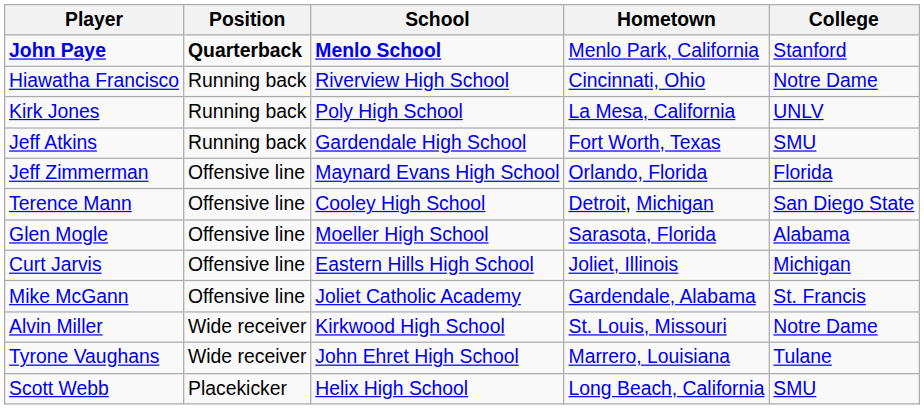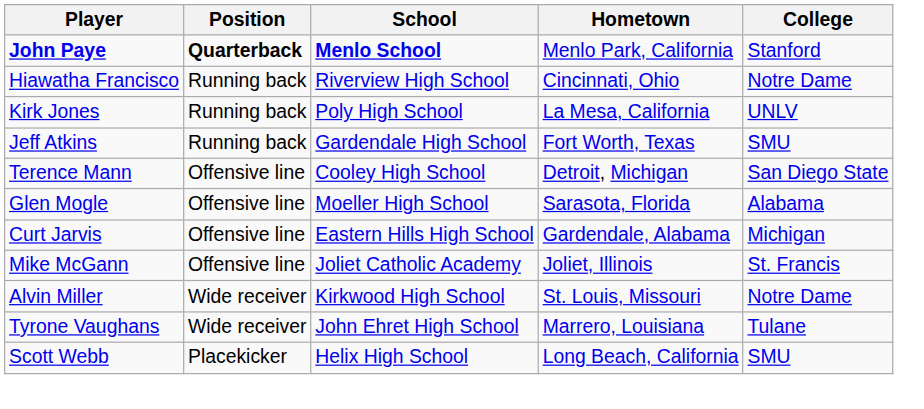- row: (79, 173)
(623, 265) Joliet, Illinois -> (636, 234) Gardendale, Alabama
(662, 296) Gardendale, Alabama -> (598, 265) Joliet, Illinois
